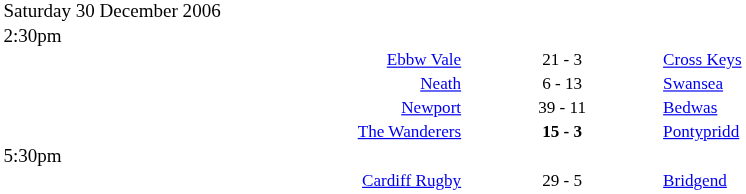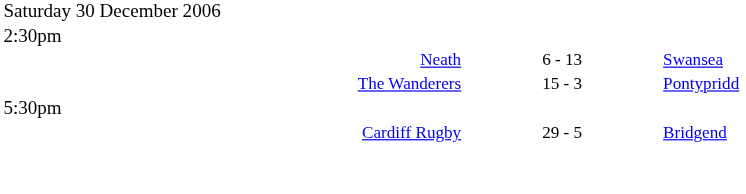- row: (424, 59)
- row: (431, 107)
(562, 131) bold -> (562, 83) normal
